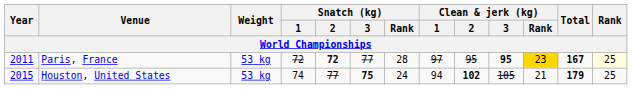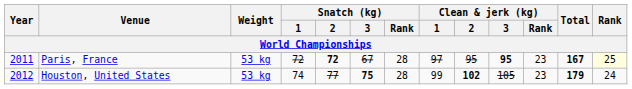(367, 60) 77 -> (367, 60) 67
(541, 60) gold background -> (541, 60) no background
(22, 76) 2015 -> (22, 76) 2012
(402, 76) 24 -> (402, 76) 28
(437, 76) 94 -> (437, 76) 99
(541, 76) 21 -> (541, 76) 23
(610, 76) 25 -> (610, 76) 24
